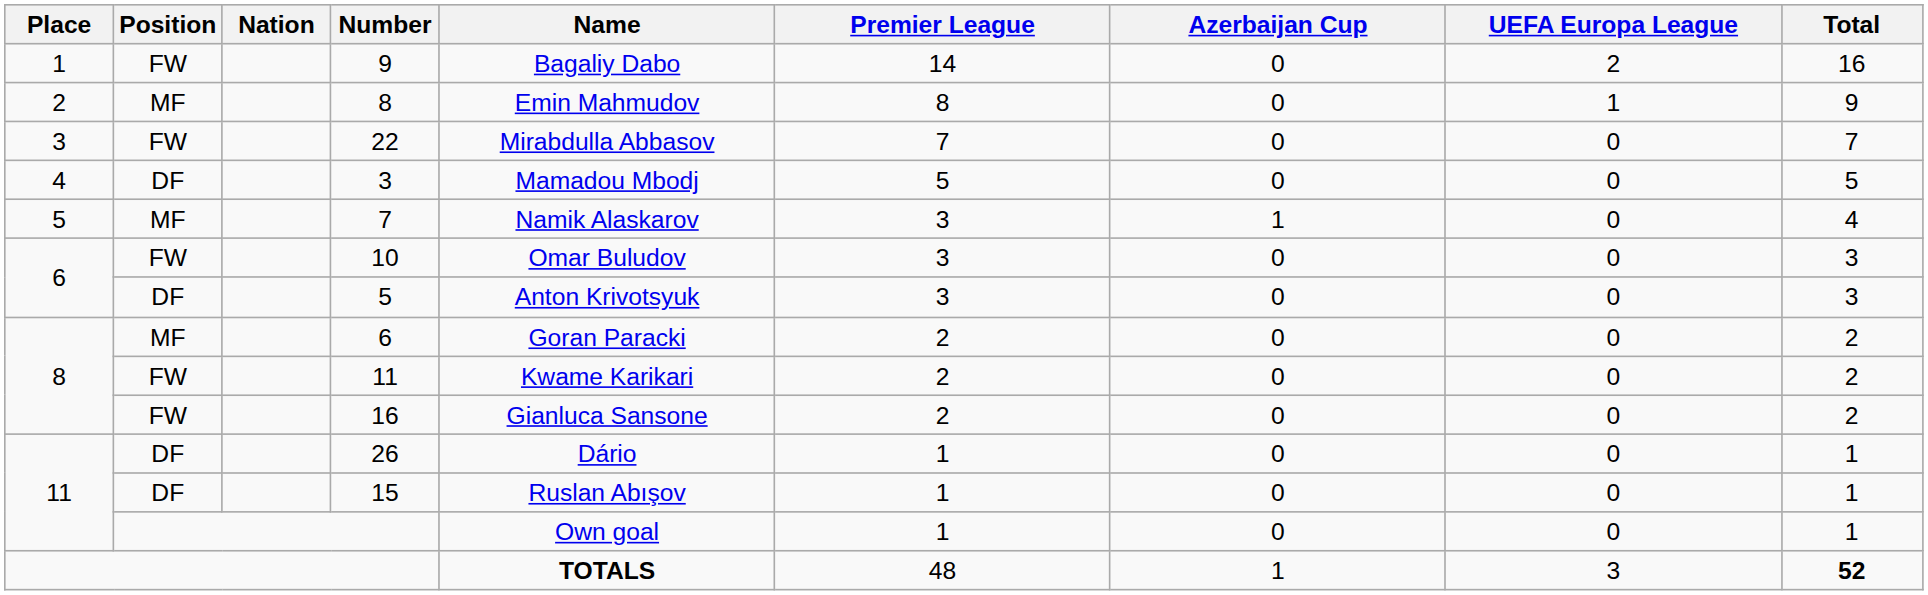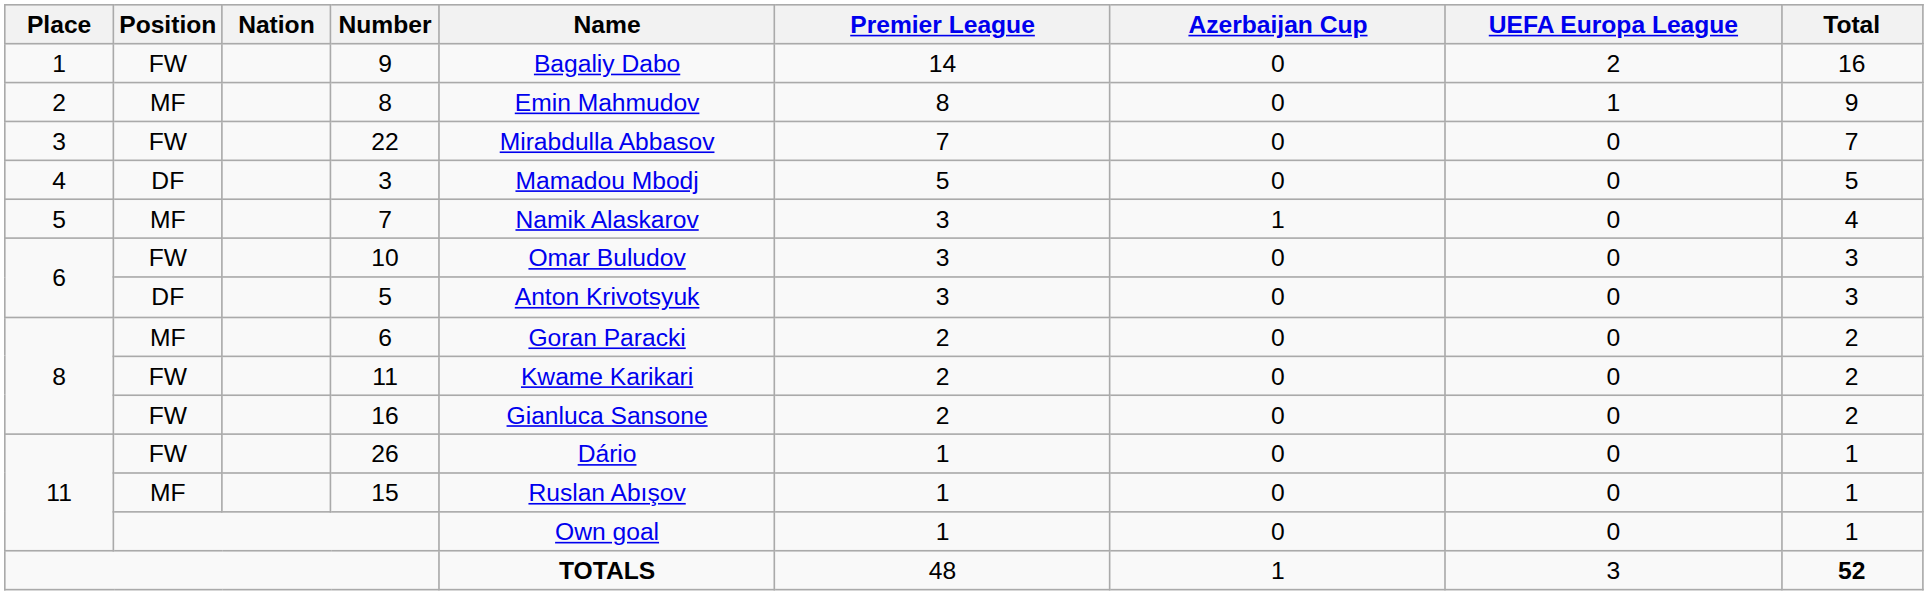(168, 453) DF -> (168, 453) FW
(168, 492) DF -> (168, 492) MF
